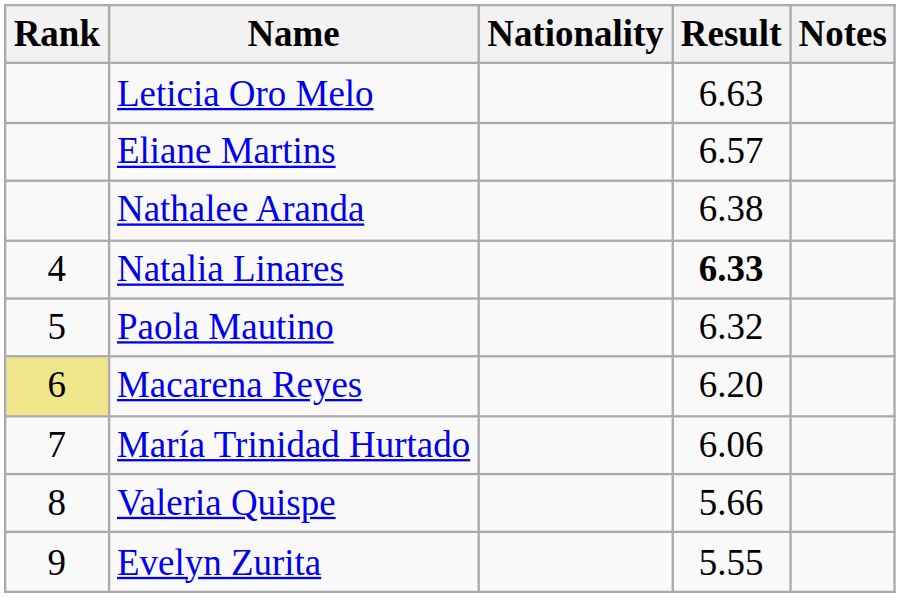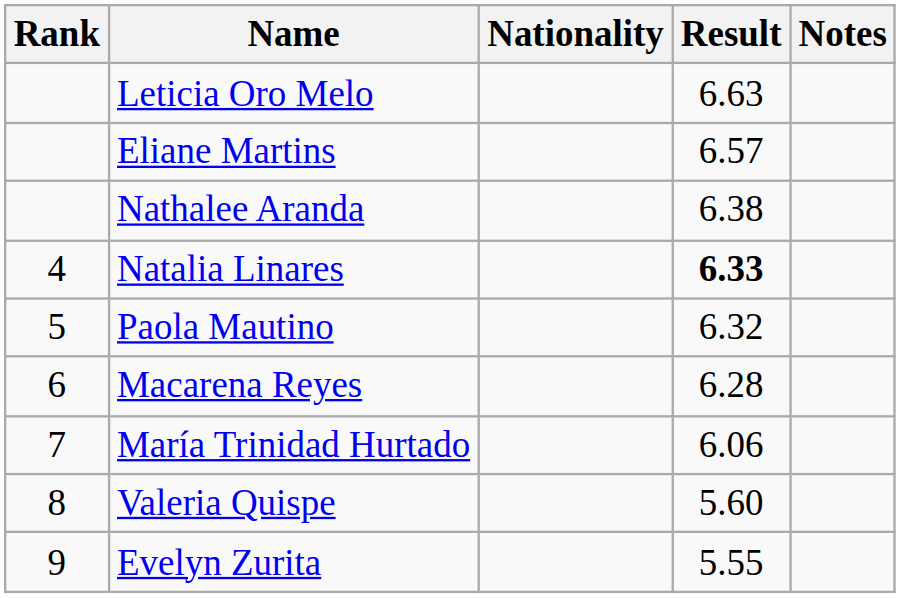(57, 385) khaki background -> (57, 385) no background
(731, 385) 6.20 -> (731, 385) 6.28
(731, 502) 5.66 -> (731, 502) 5.60
